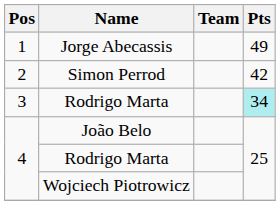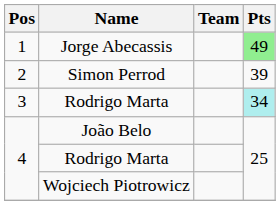(259, 46) no background -> (259, 46) lightgreen background
(259, 74) 42 -> (259, 74) 39
